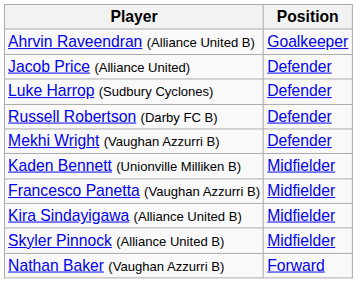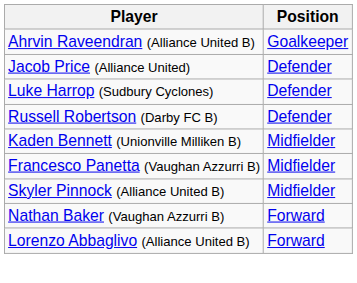- row: (114, 141)
- row: (125, 215)
+ row: (129, 240)
